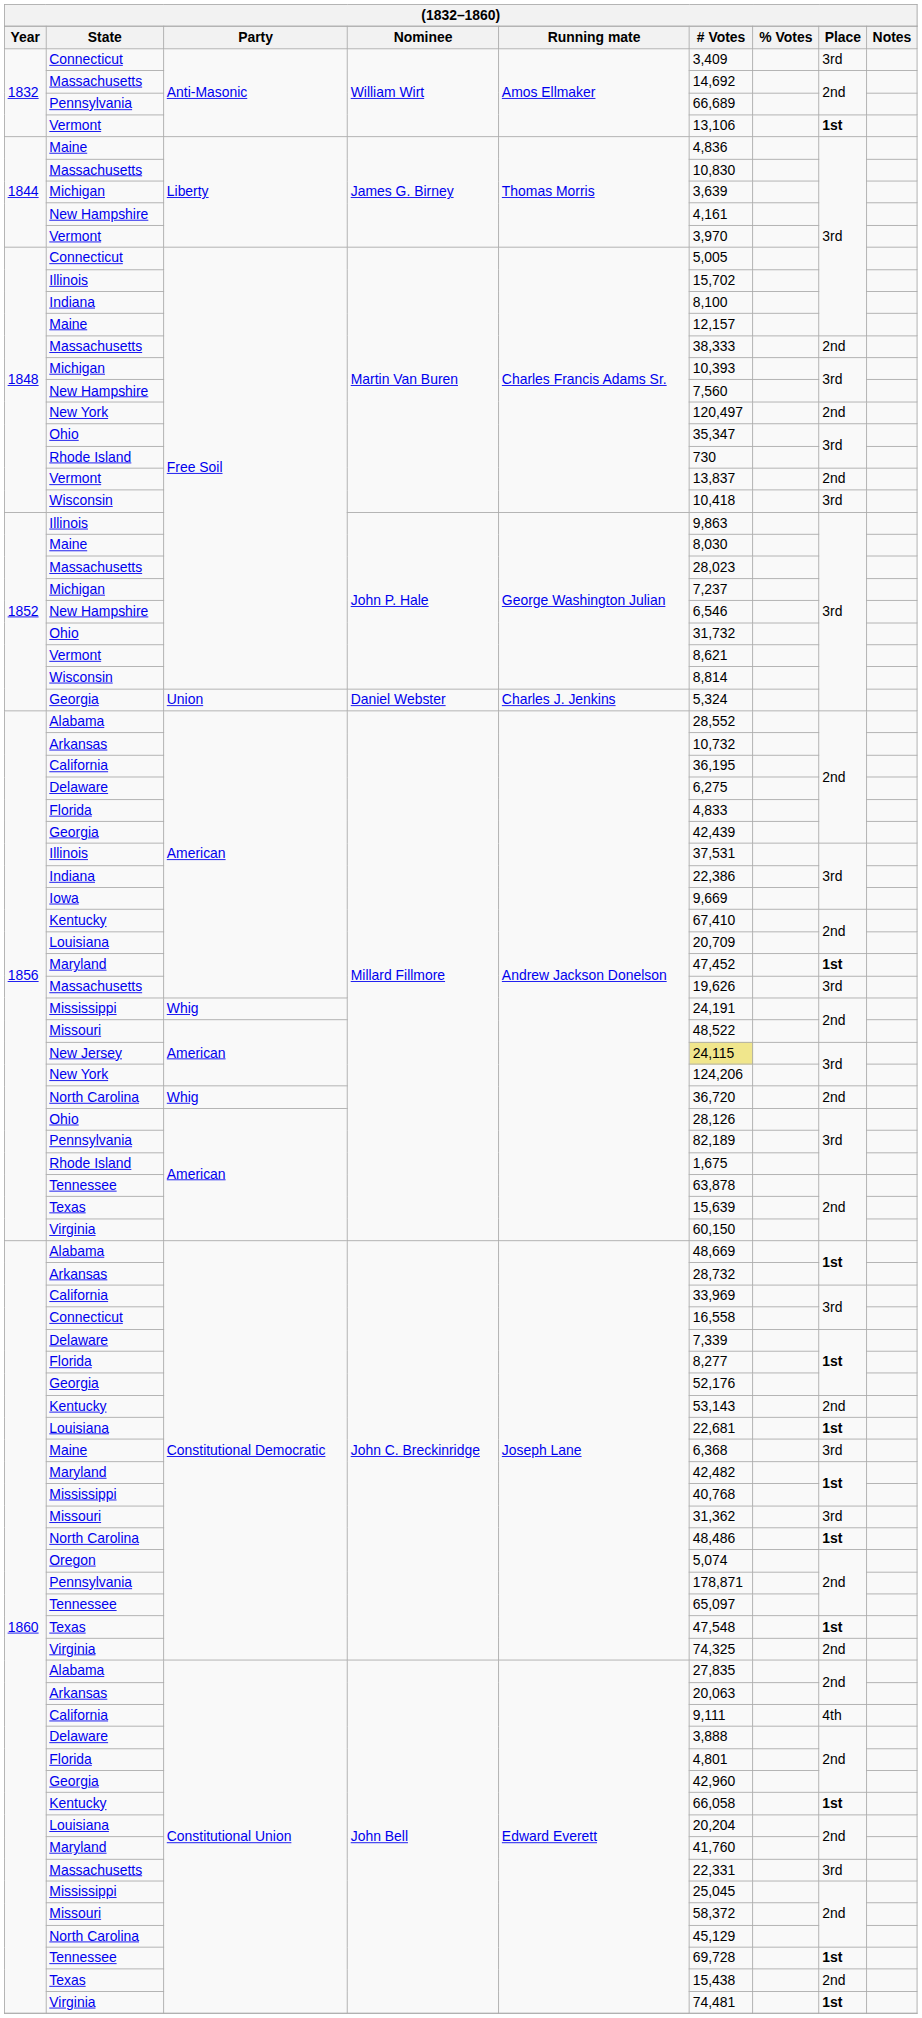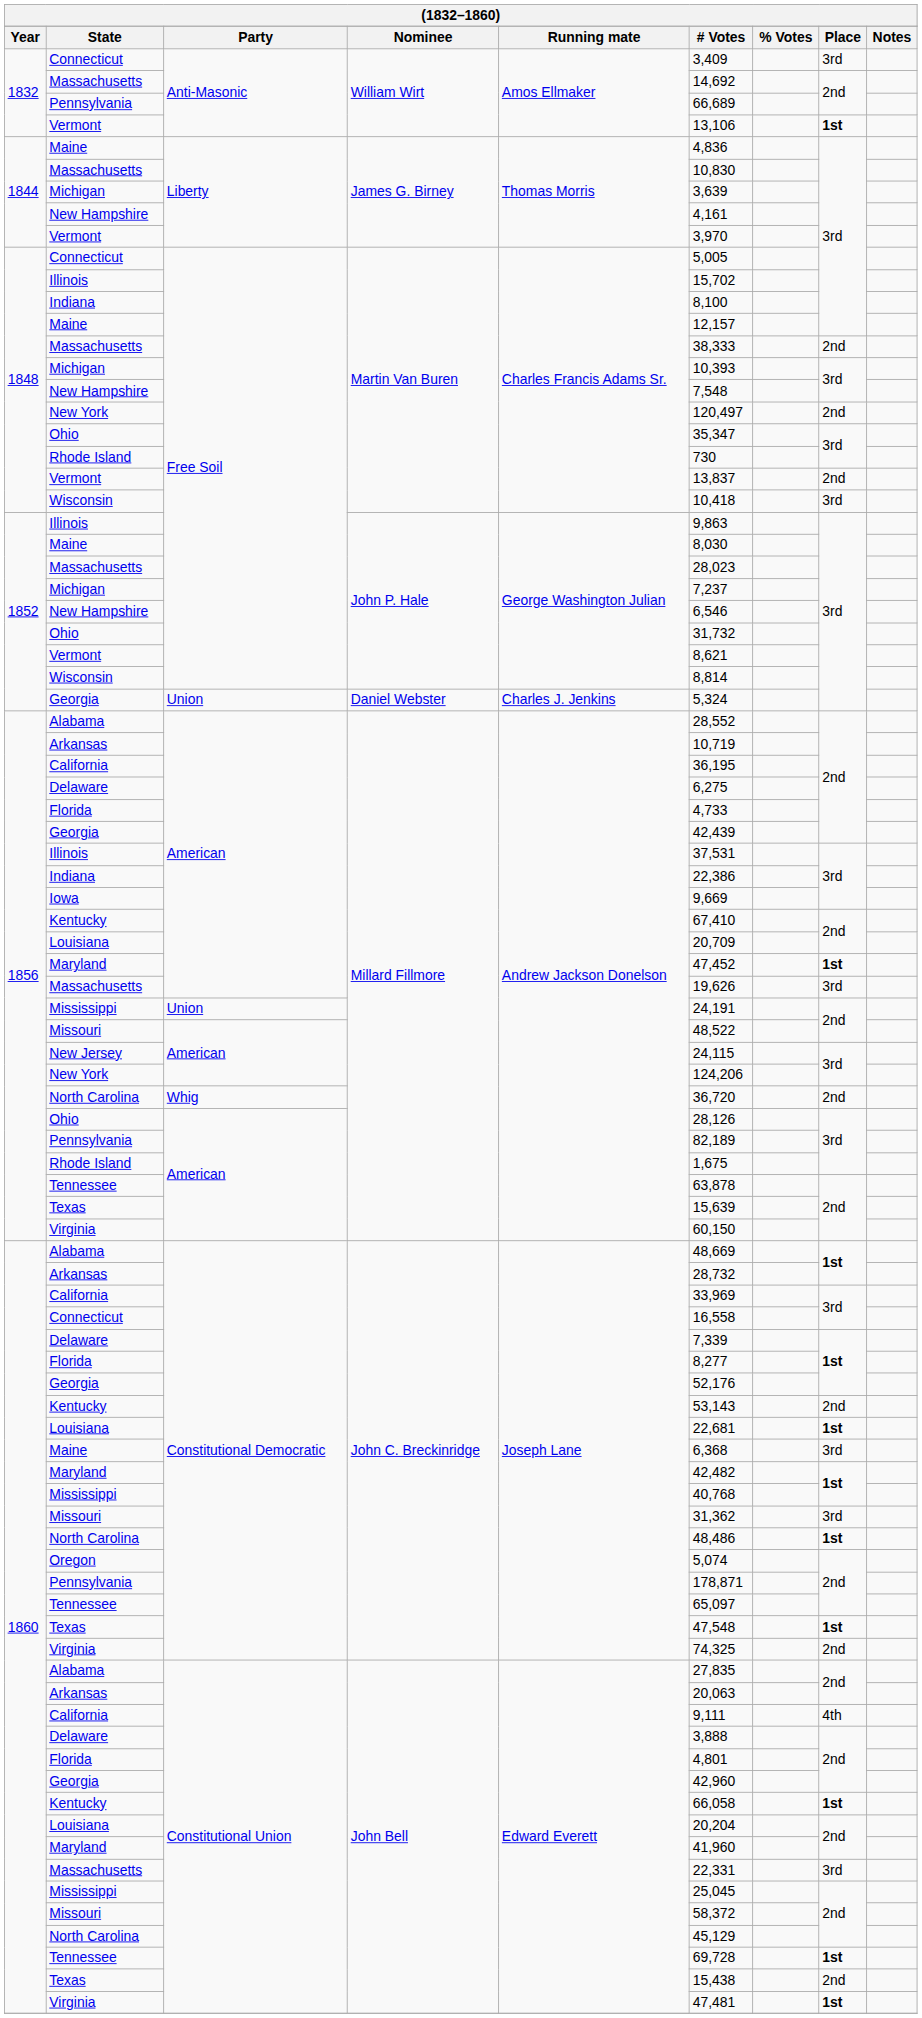(710, 390) 7,560 -> (710, 390) 7,548
(714, 744) 10,732 -> (714, 744) 10,719
(710, 810) 4,833 -> (710, 810) 4,733
(183, 1008) Whig -> (185, 1008) Union
(713, 1053) khaki background -> (713, 1053) no background
(714, 1847) 41,760 -> (714, 1847) 41,960
(714, 2002) 74,481 -> (714, 2002) 47,481
